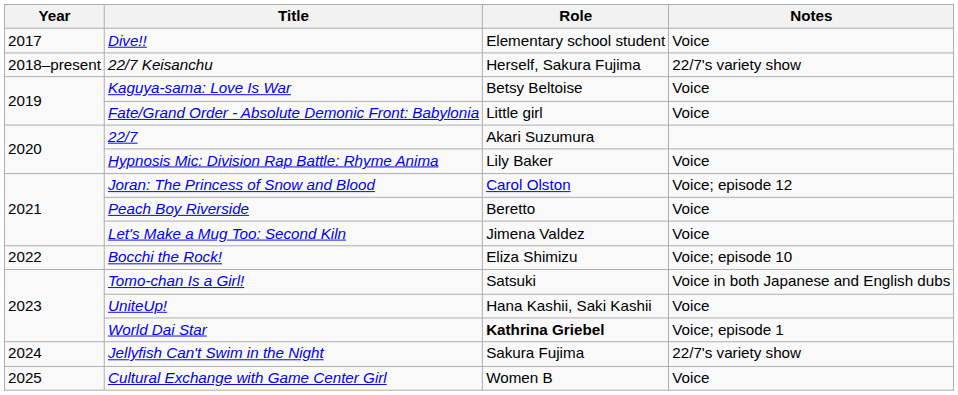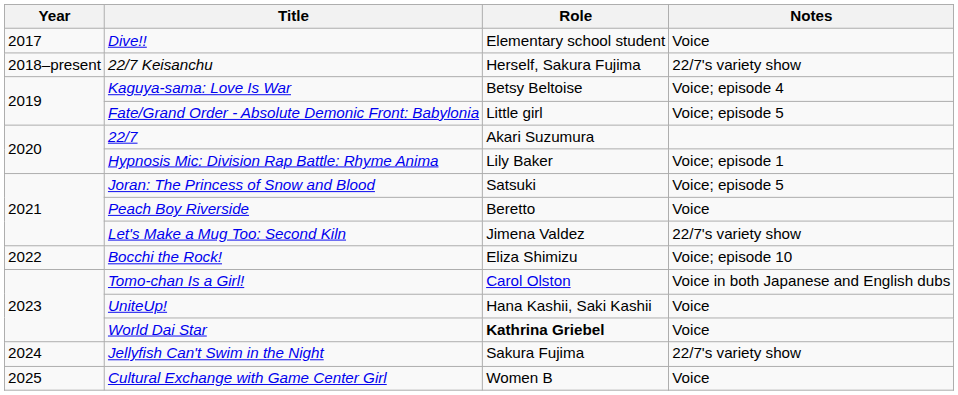(691, 88) Voice -> (728, 88) Voice; episode 4
(691, 112) Voice -> (728, 112) Voice; episode 5
(691, 161) Voice -> (728, 161) Voice; episode 1
(528, 185) Carol Olston -> (511, 185) Satsuki
(732, 185) Voice; episode 12 -> (728, 185) Voice; episode 5
(691, 233) Voice -> (737, 233) 22/7's variety show
(511, 281) Satsuki -> (528, 281) Carol Olston
(728, 329) Voice; episode 1 -> (691, 329) Voice
